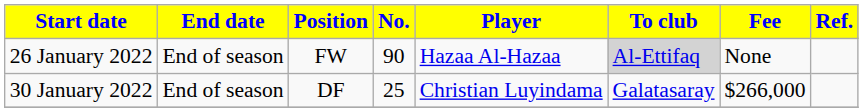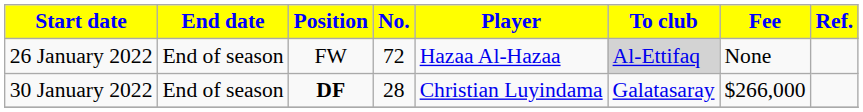(394, 55) 90 -> (394, 55) 72
(331, 90) normal -> (331, 90) bold
(394, 90) 25 -> (394, 90) 28
